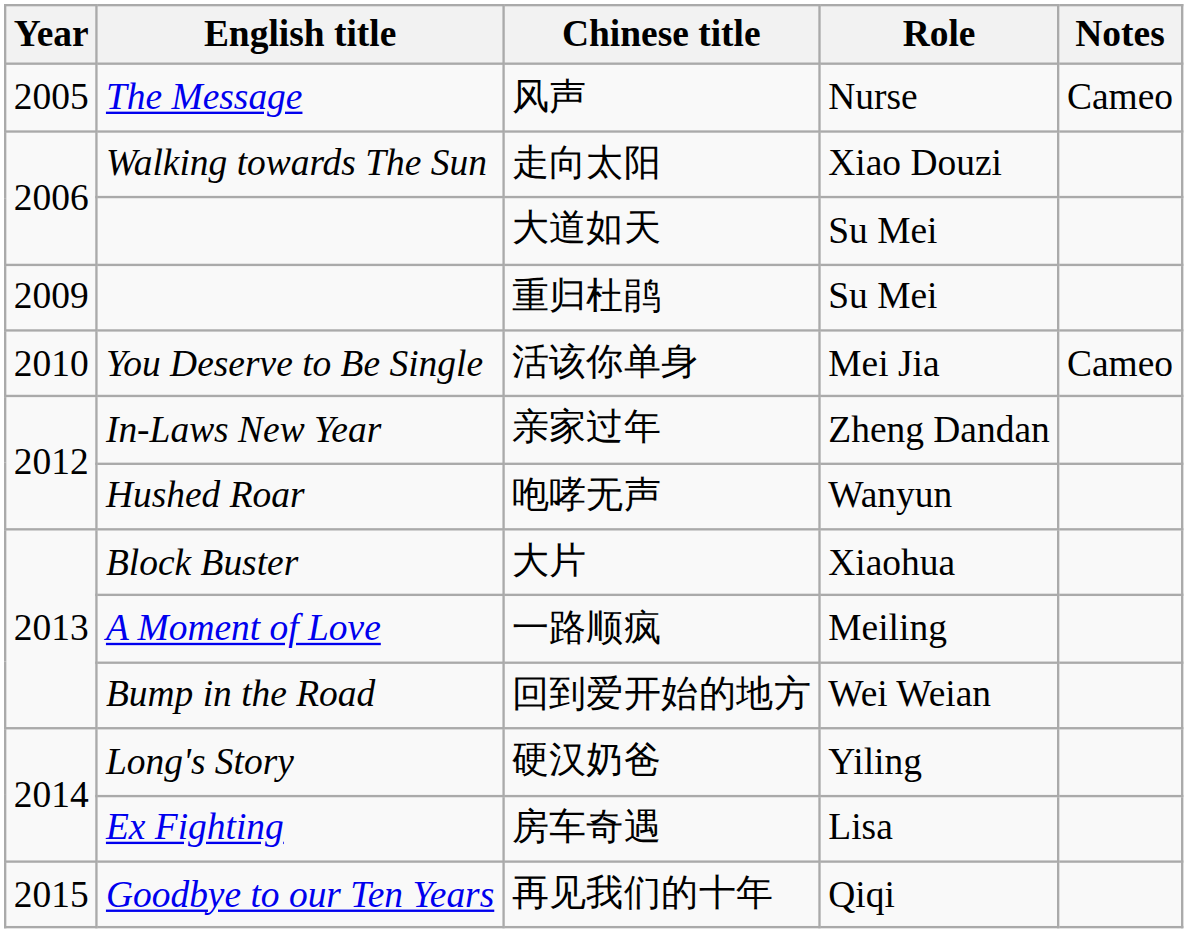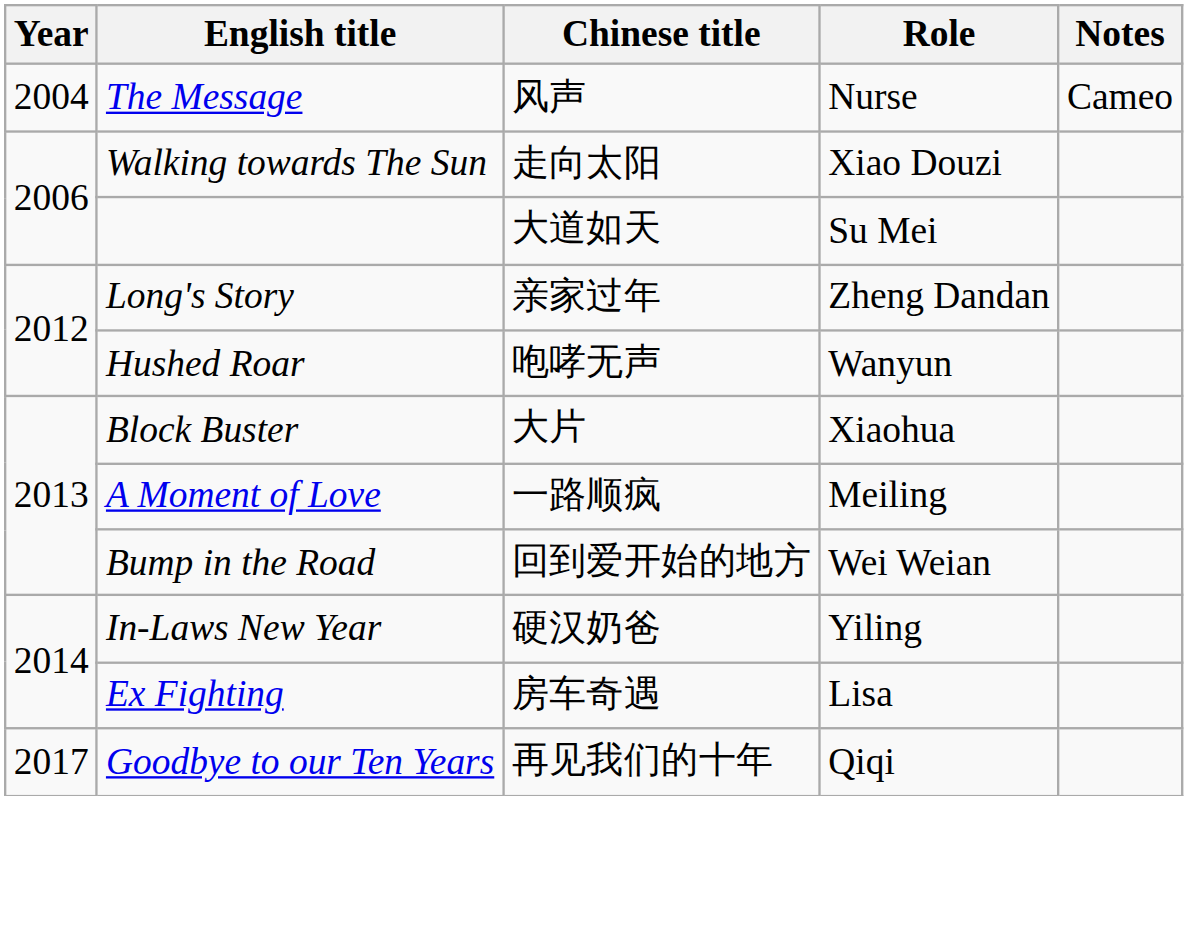(51, 97) 2005 -> (51, 97) 2004
- row: (586, 295)
- row: (605, 361)
(244, 429) In-Laws New Year -> (200, 296) Long's Story
(200, 761) Long's Story -> (244, 628) In-Laws New Year
(51, 893) 2015 -> (51, 761) 2017
